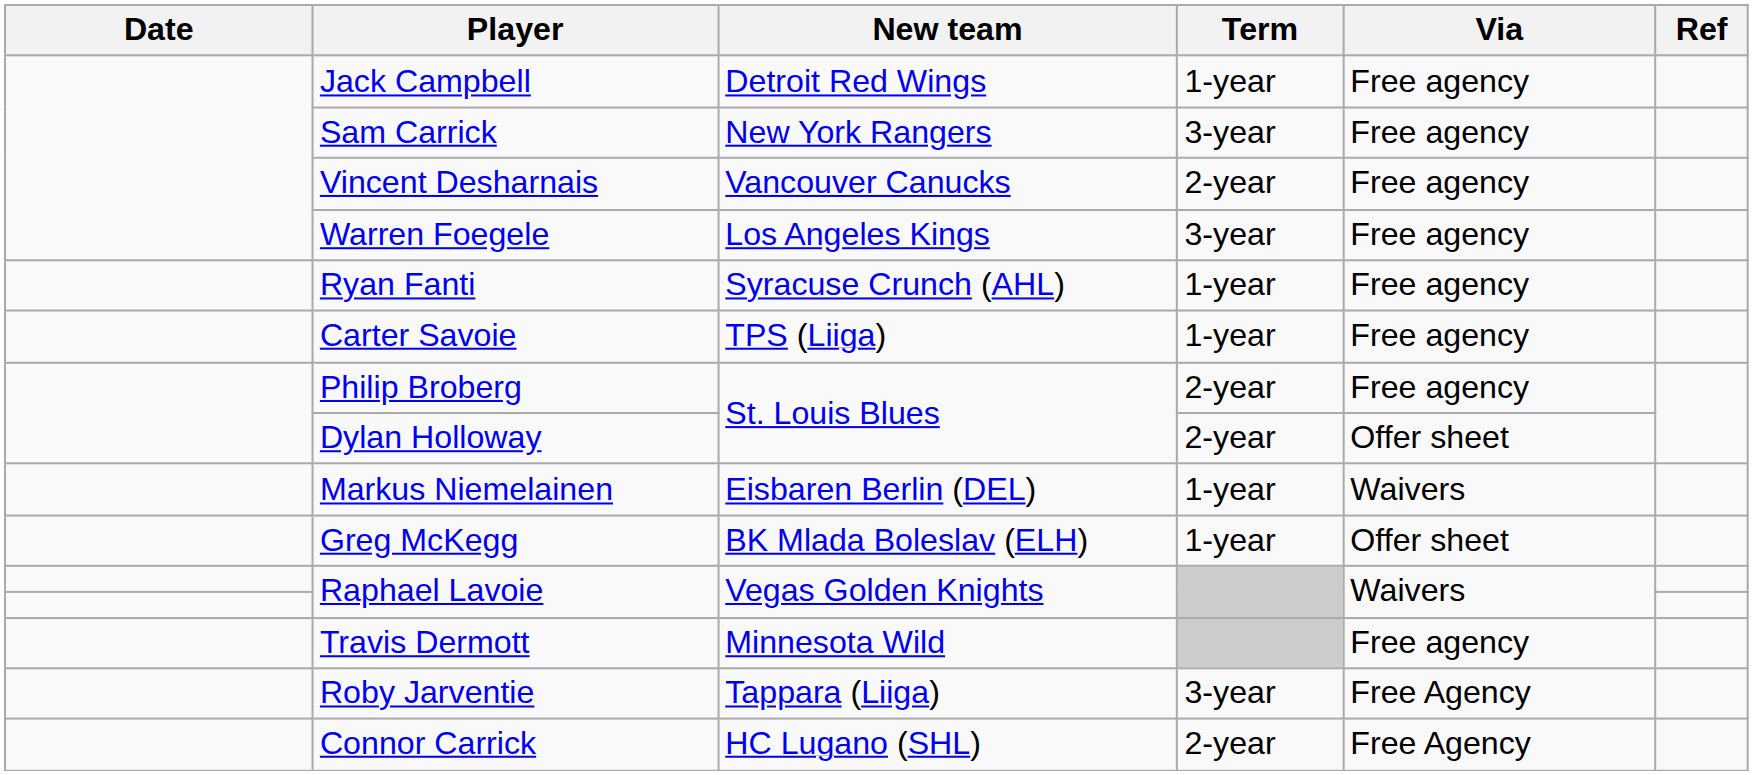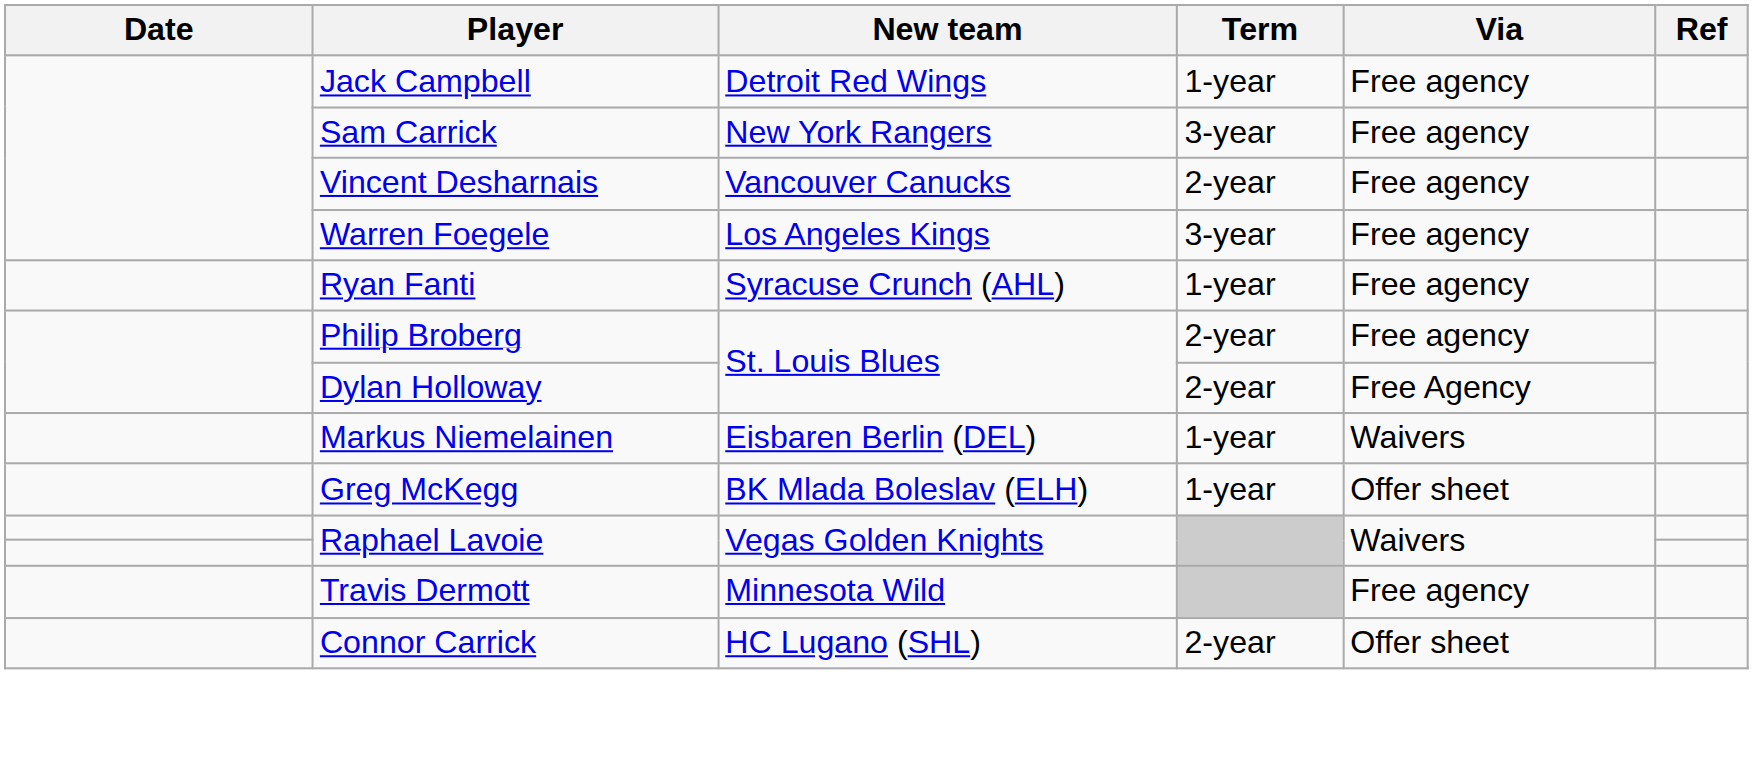- row: (418, 336)
(1430, 438) Offer sheet -> (1441, 387) Free Agency
- row: (427, 693)
(1441, 744) Free Agency -> (1430, 642) Offer sheet
